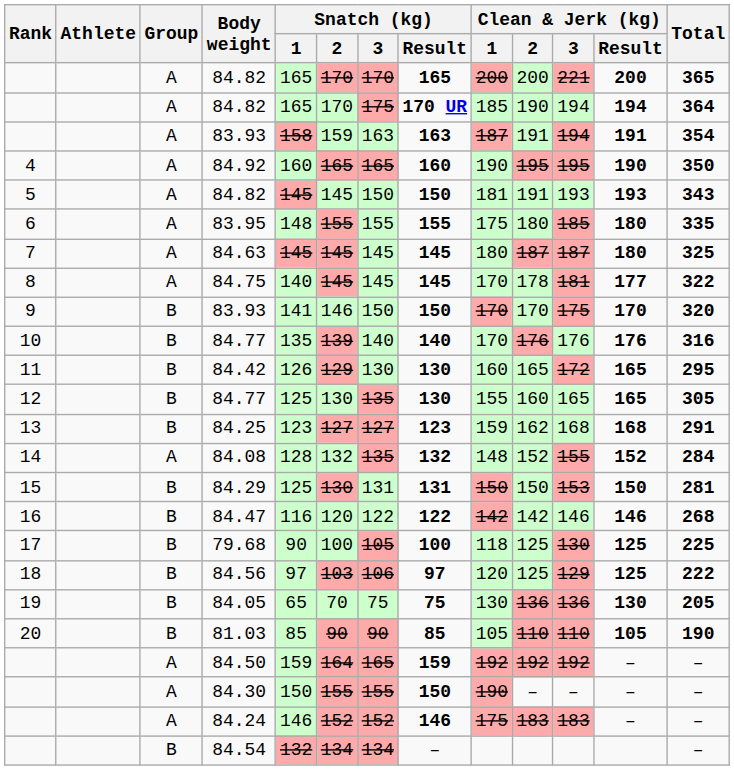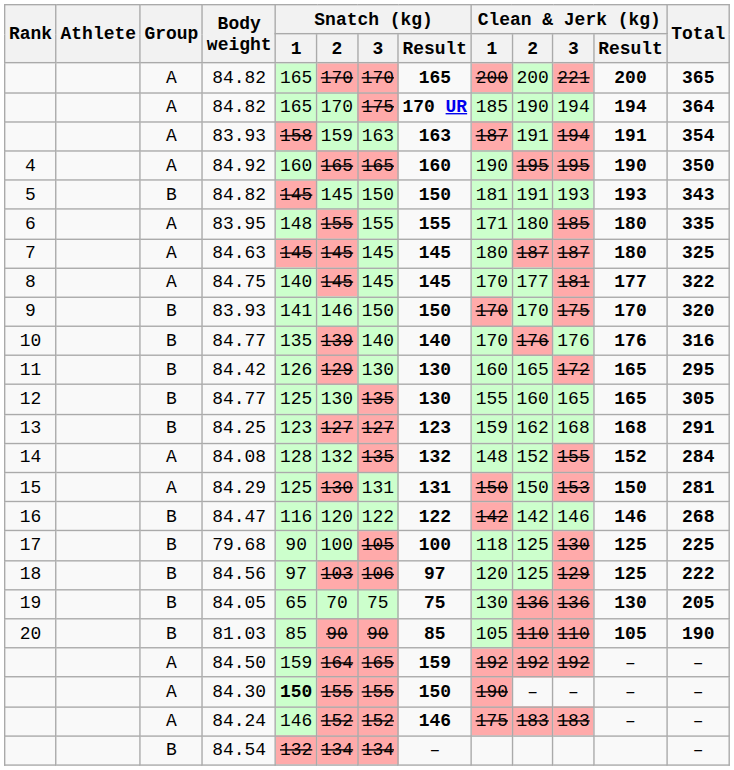(171, 195) A -> (171, 195) B
(492, 224) 175 -> (492, 224) 171
(533, 282) 178 -> (533, 282) 177
(171, 487) B -> (171, 487) A
(296, 692) normal -> (296, 692) bold
